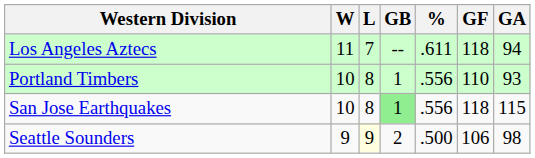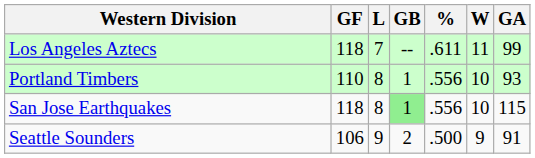columns swapped: (345, 19) <-> (475, 19)
(512, 49) 94 -> (512, 49) 99
(369, 138) lightyellow background -> (379, 138) no background
(512, 138) 98 -> (512, 138) 91
